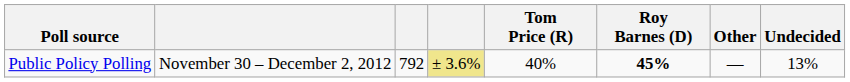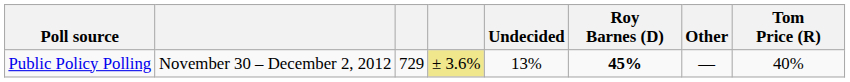columns swapped: (541, 27) <-> (803, 36)
(412, 63) 792 -> (412, 63) 729
